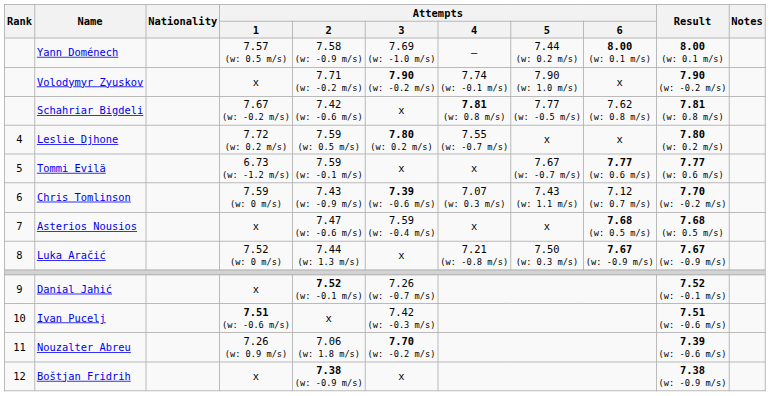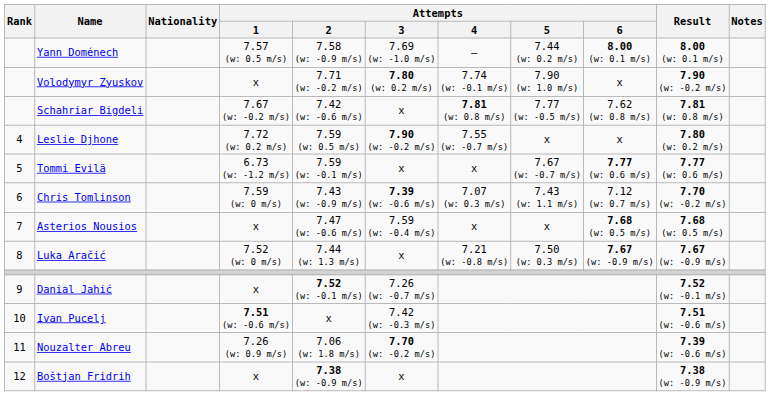(402, 82) 7.90 (w: -0.2 m/s) -> (401, 82) 7.80 (w: 0.2 m/s)
(401, 140) 7.80 (w: 0.2 m/s) -> (402, 140) 7.90 (w: -0.2 m/s)
